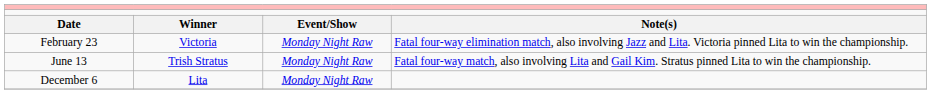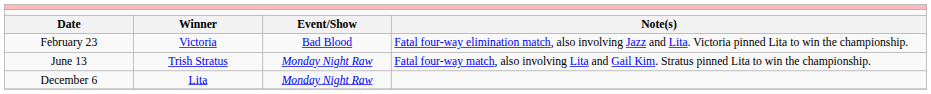(327, 43) Monday Night Raw -> (327, 43) Bad Blood
